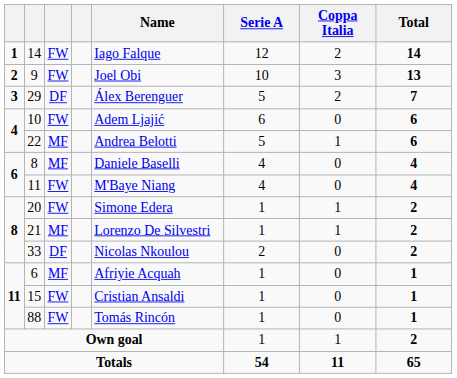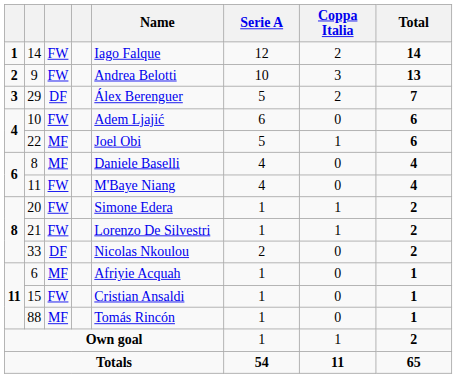(118, 75) Joel Obi -> (135, 75) Andrea Belotti
(135, 141) Andrea Belotti -> (118, 141) Joel Obi
(58, 229) MF -> (58, 229) FW
(58, 318) FW -> (58, 318) MF
